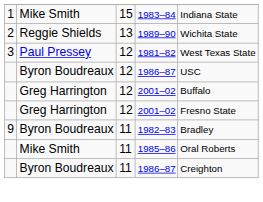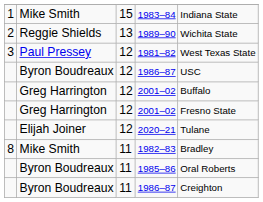+ row: (126, 129)
(11, 129) 9 -> (11, 149) 8
(67, 129) Byron Boudreaux -> (50, 149) Mike Smith
(50, 149) Mike Smith -> (67, 168) Byron Boudreaux
